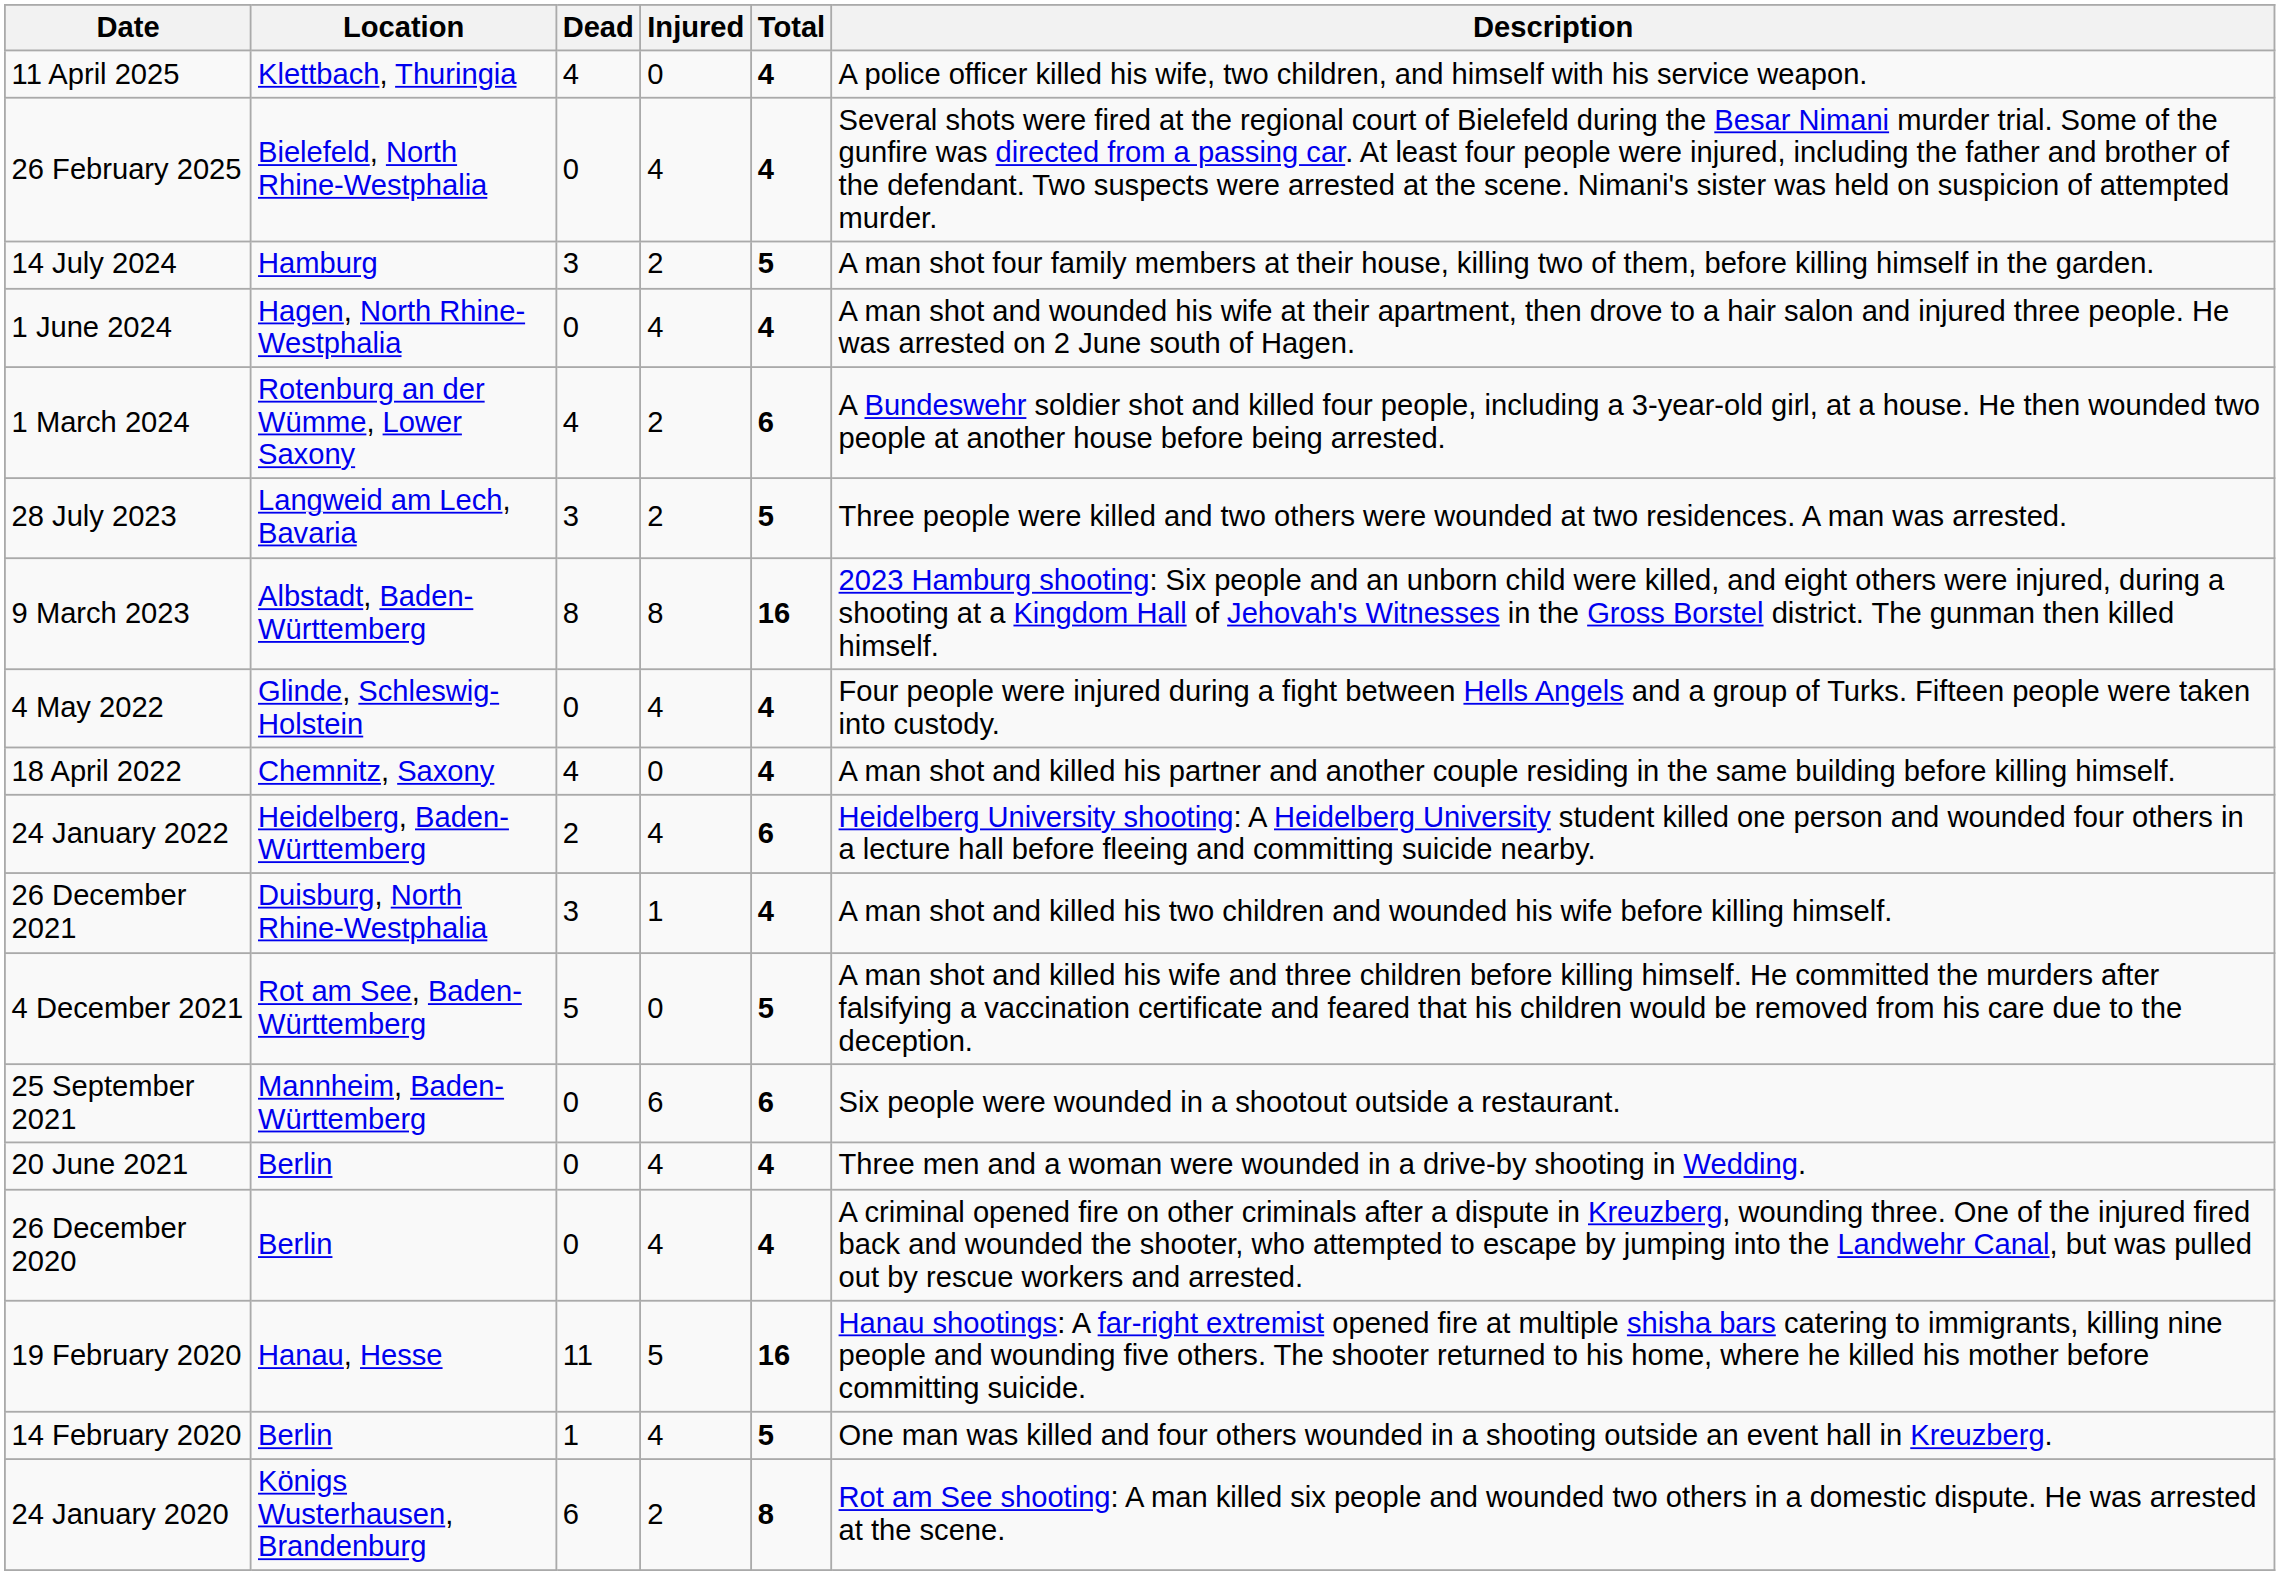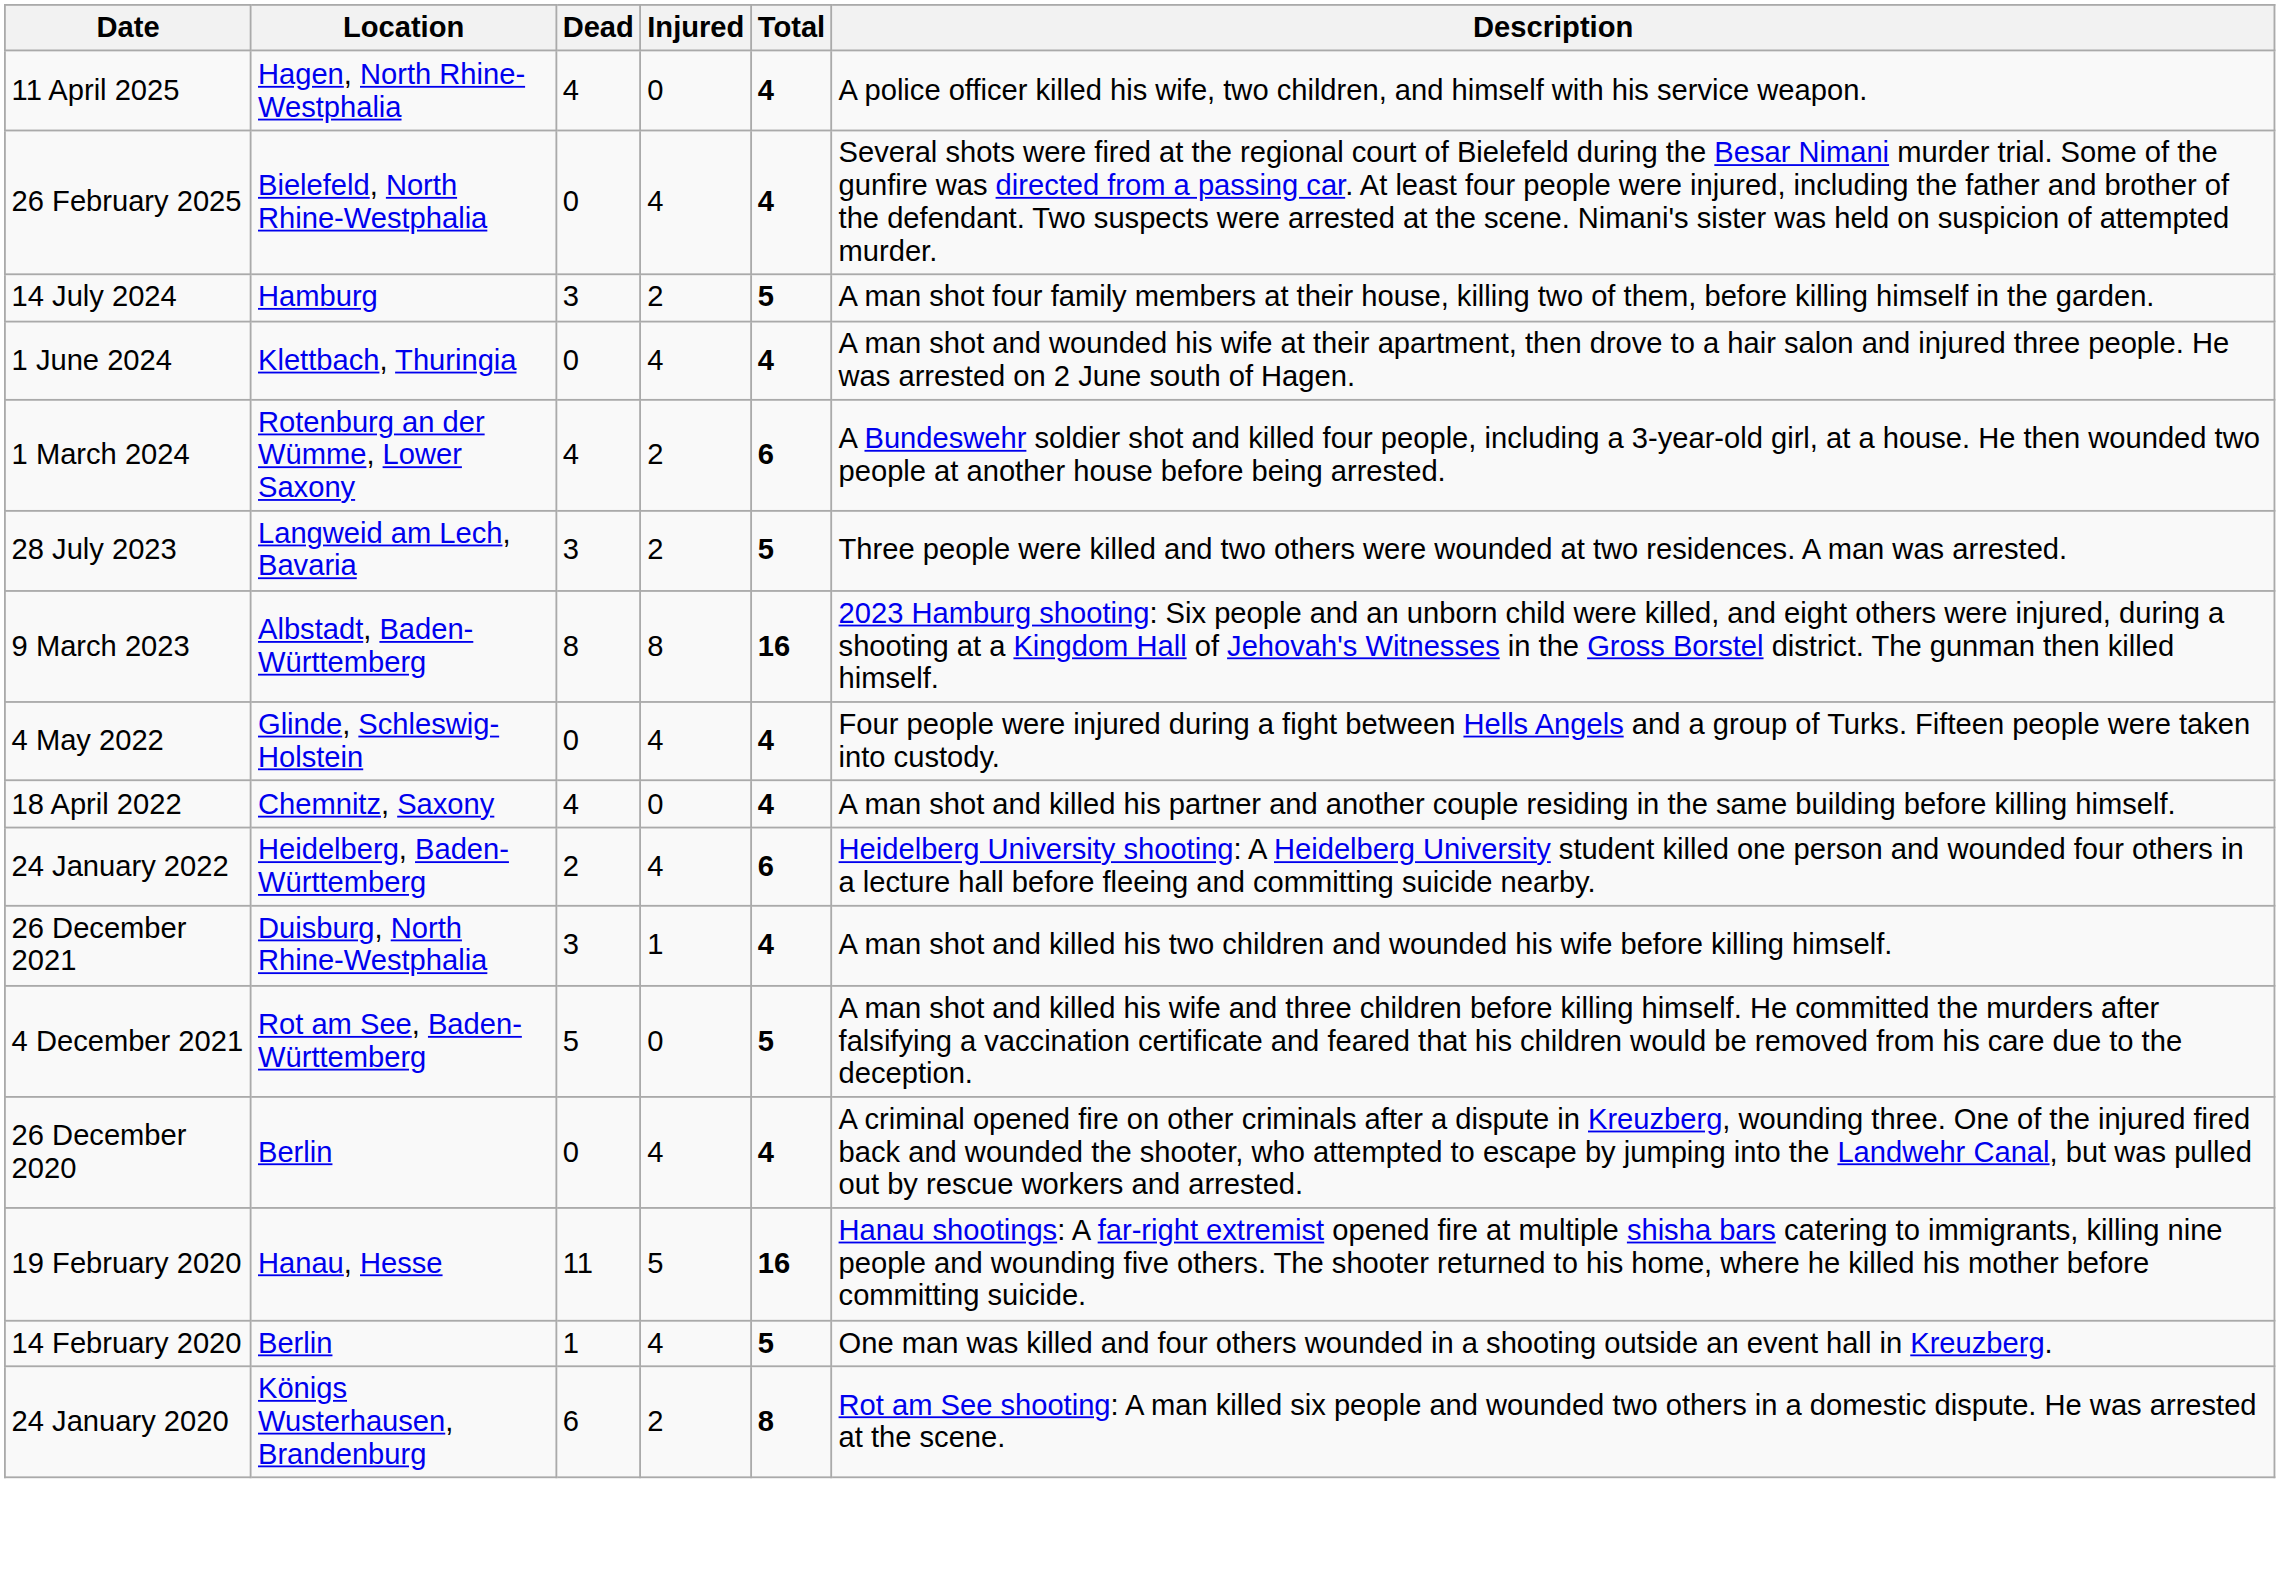(387, 73) Klettbach, Thuringia -> (392, 90) Hagen, North Rhine-Westphalia
(392, 326) Hagen, North Rhine-Westphalia -> (387, 359) Klettbach, Thuringia
- row: (103, 1102)
- row: (100, 1165)
